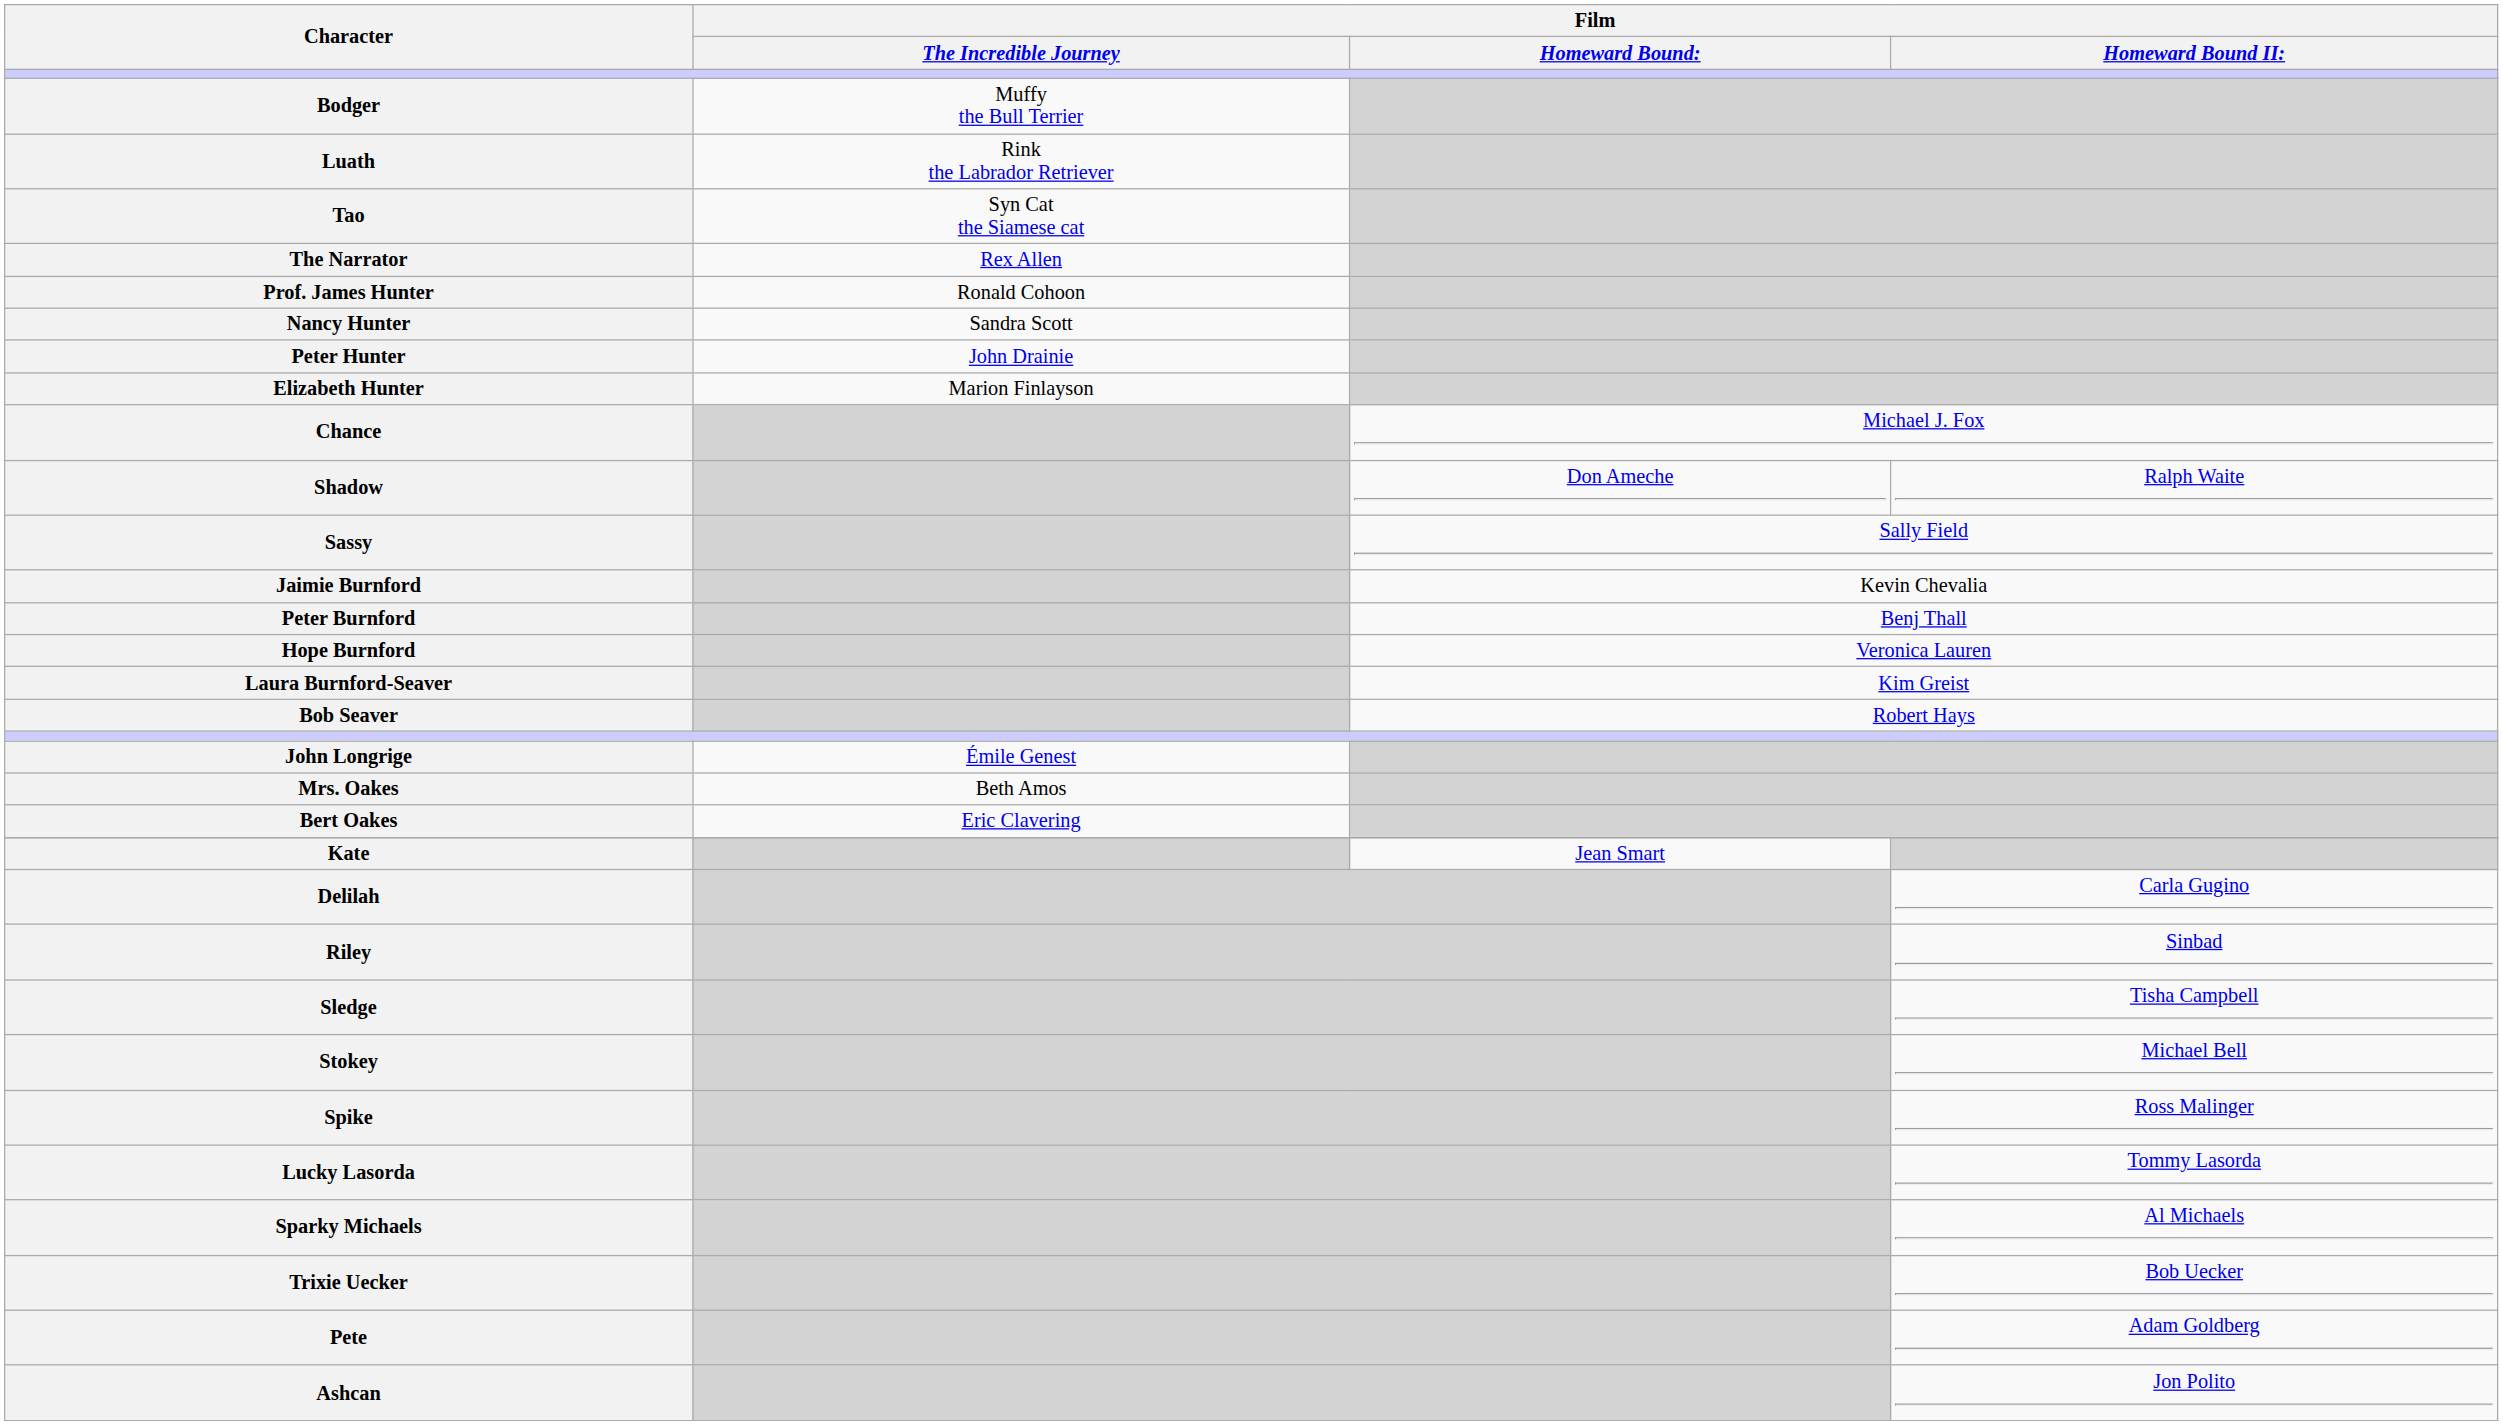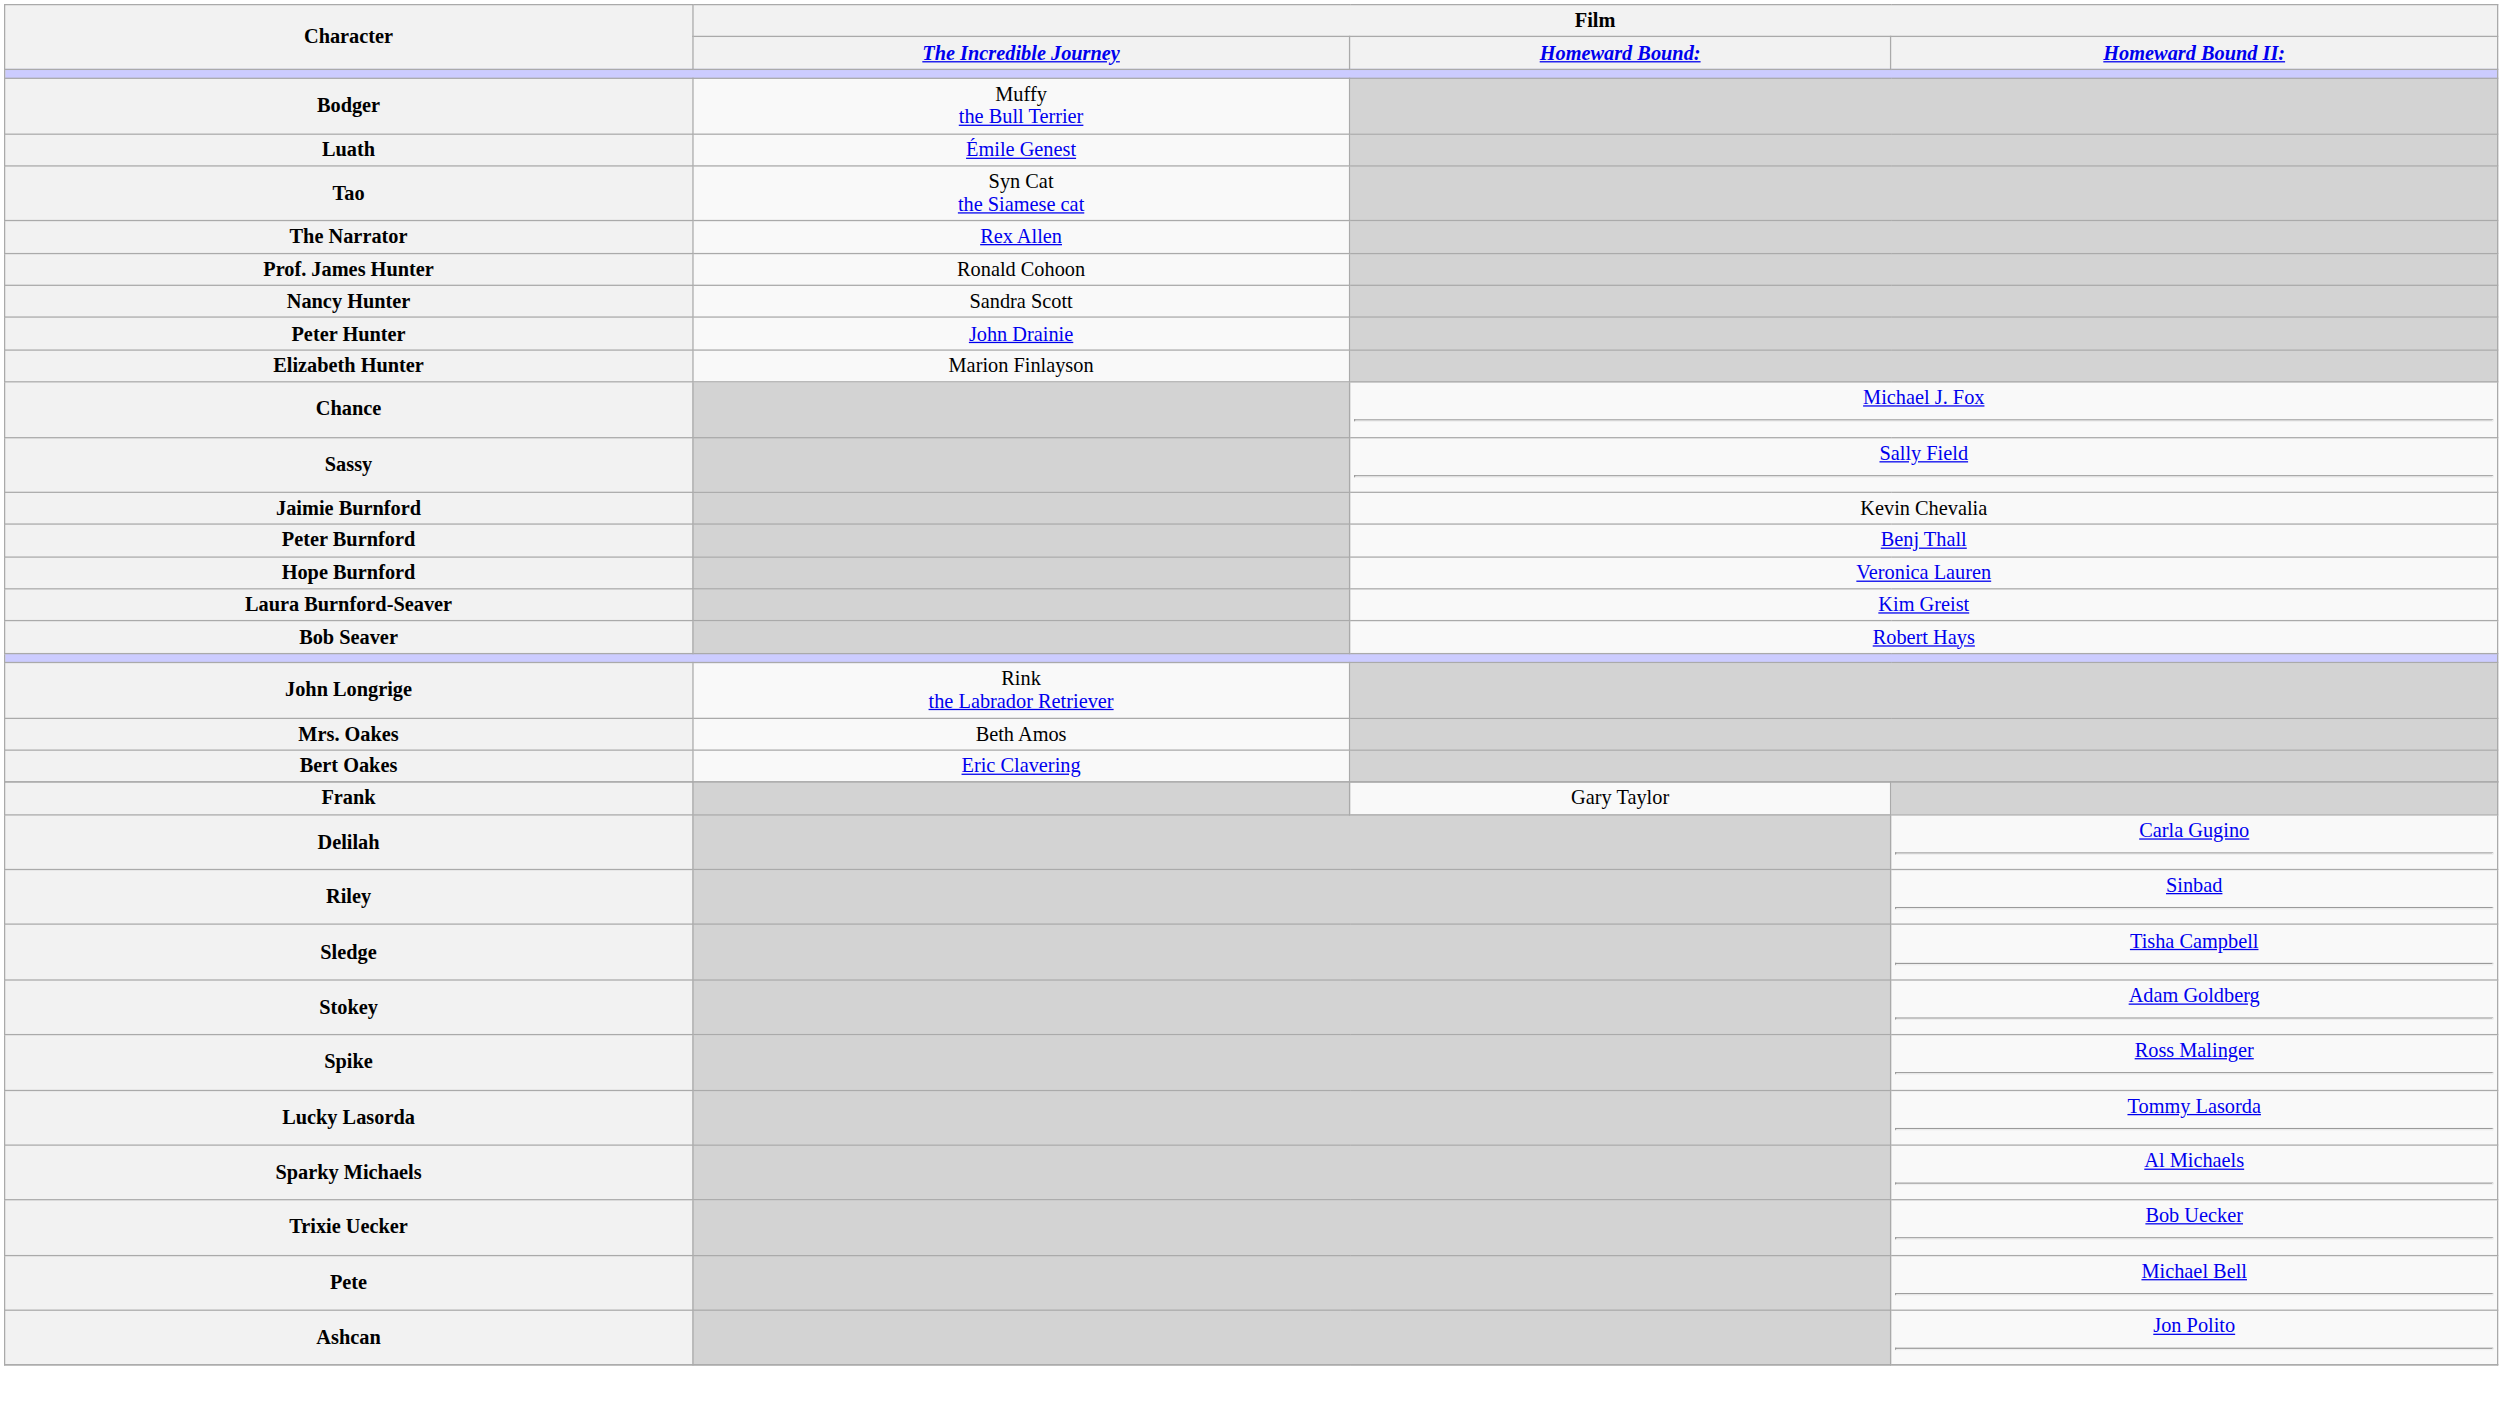(1021, 160) Rink the Labrador Retriever -> (1021, 149) Émile Genest
- row: (349, 487)
(1021, 756) Émile Genest -> (1021, 690) Rink the Labrador Retriever
- row: (349, 853)
+ row: (349, 798)
(2194, 1057) Michael Bell -> (2194, 1002) Adam Goldberg
(2194, 1333) Adam Goldberg -> (2194, 1278) Michael Bell
